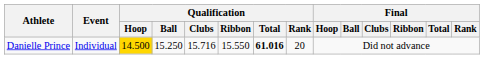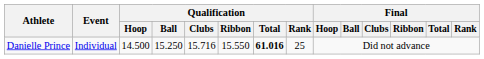(136, 46) gold background -> (136, 46) no background
(300, 46) 20 -> (300, 46) 25
